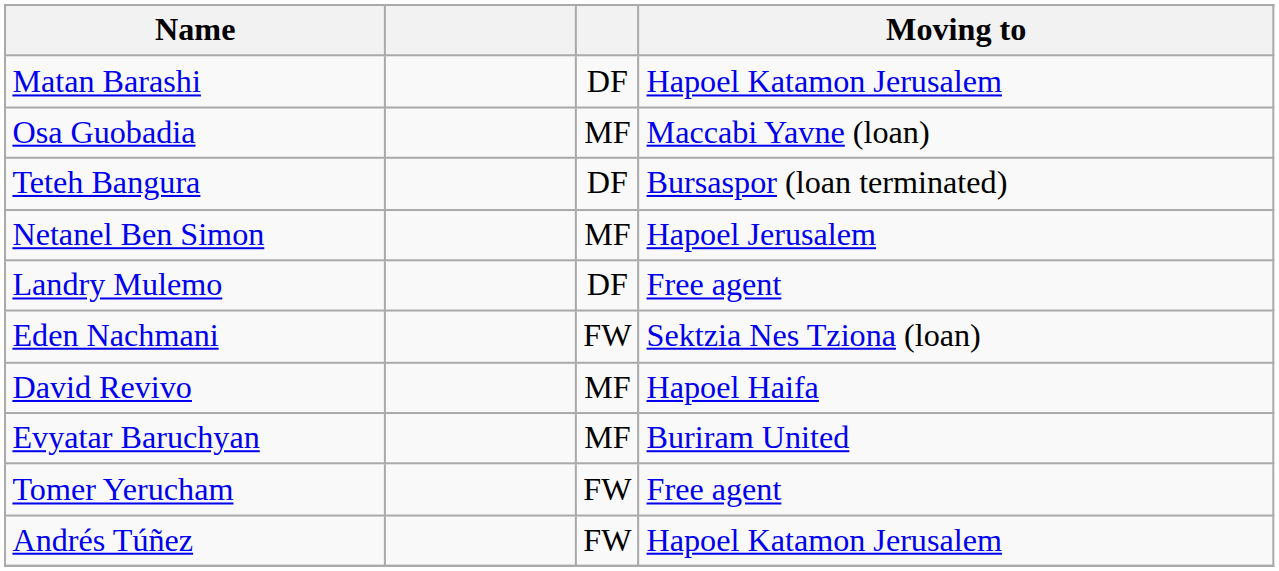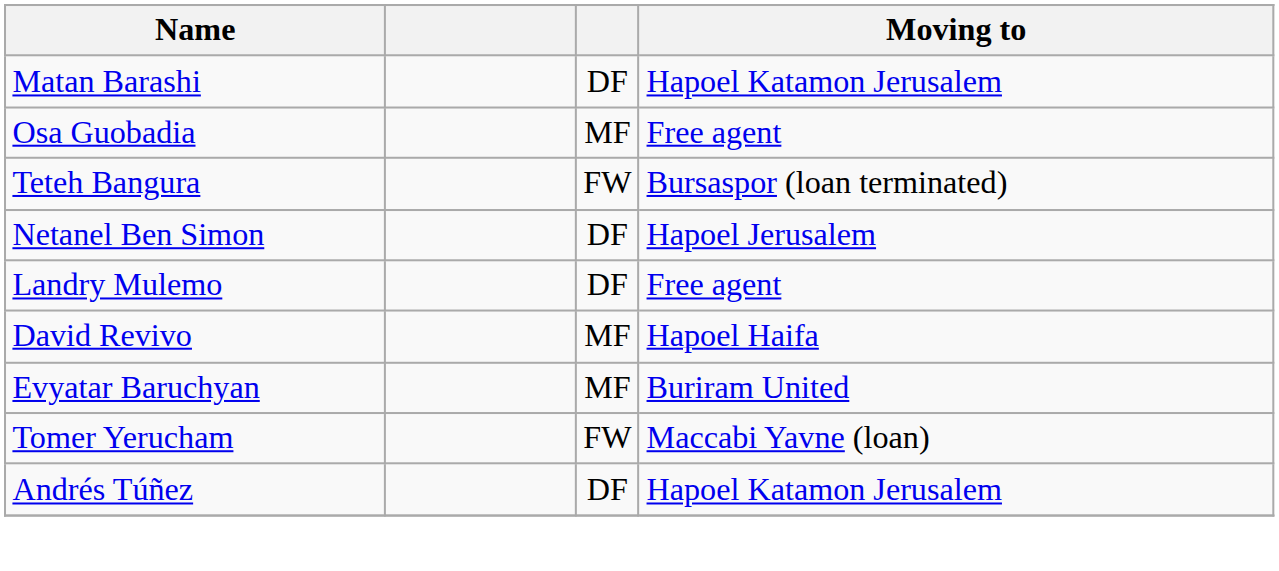(788, 132) Maccabi Yavne (loan) -> (714, 132) Free agent
(607, 183) DF -> (607, 183) FW
(607, 234) MF -> (607, 234) DF
- row: (116, 336)
(714, 489) Free agent -> (788, 438) Maccabi Yavne (loan)
(607, 540) FW -> (607, 489) DF
